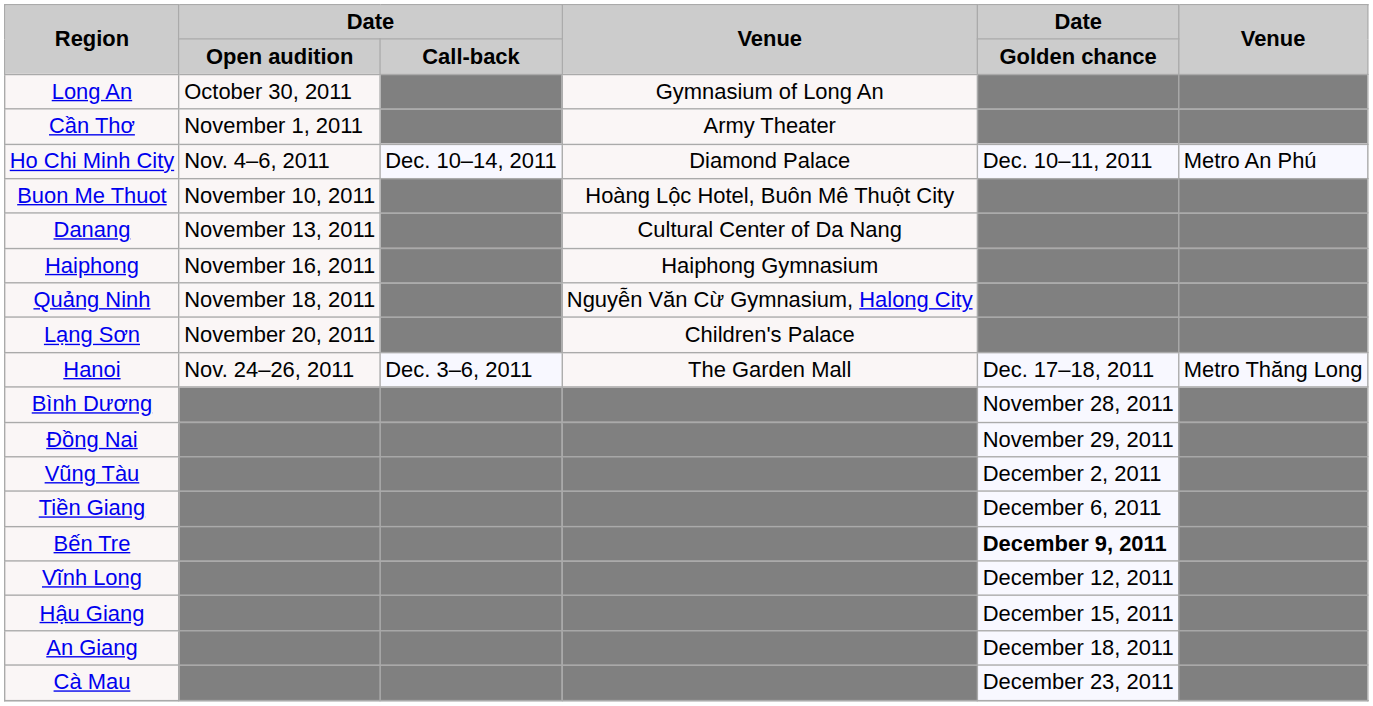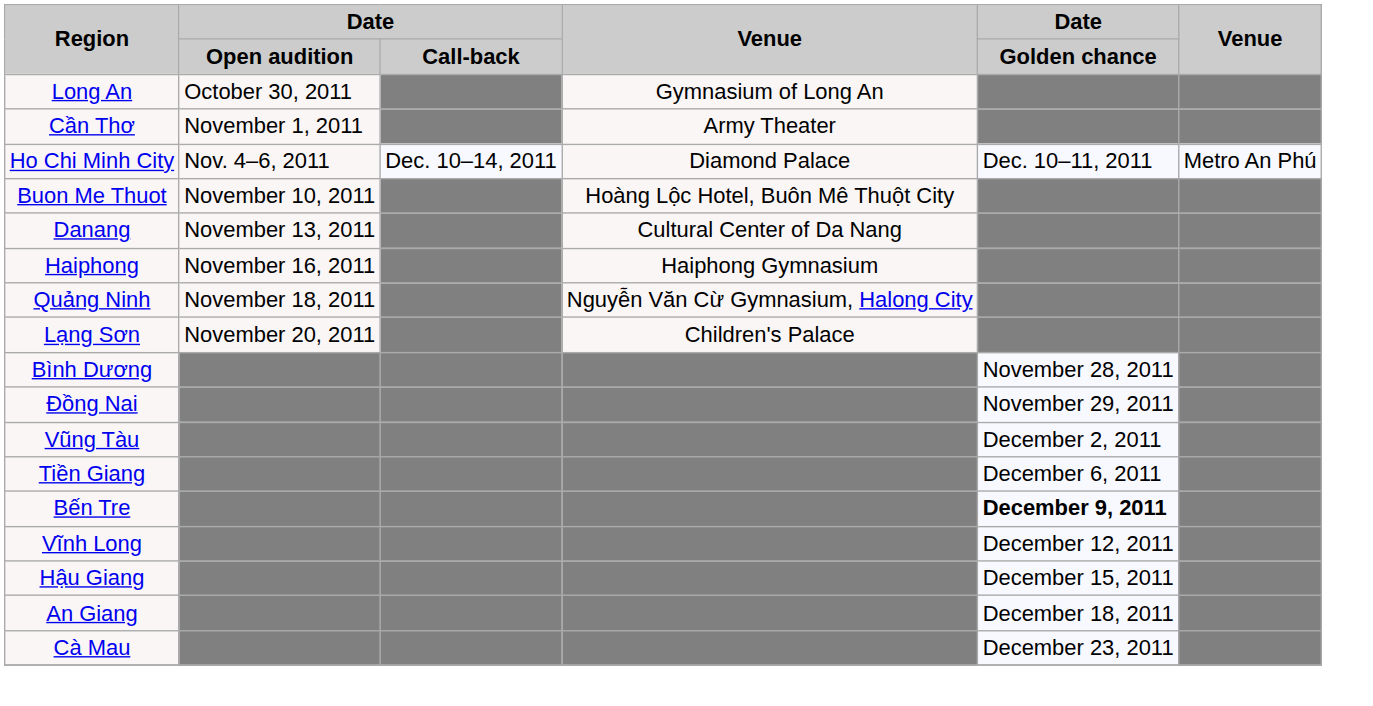- row: (92, 369)
